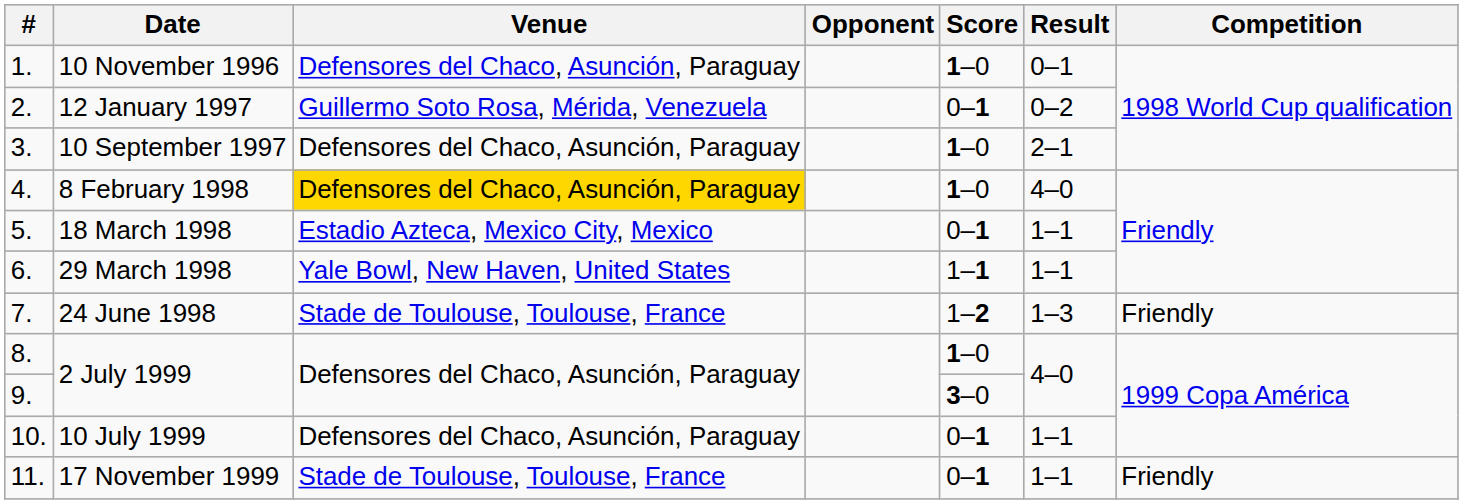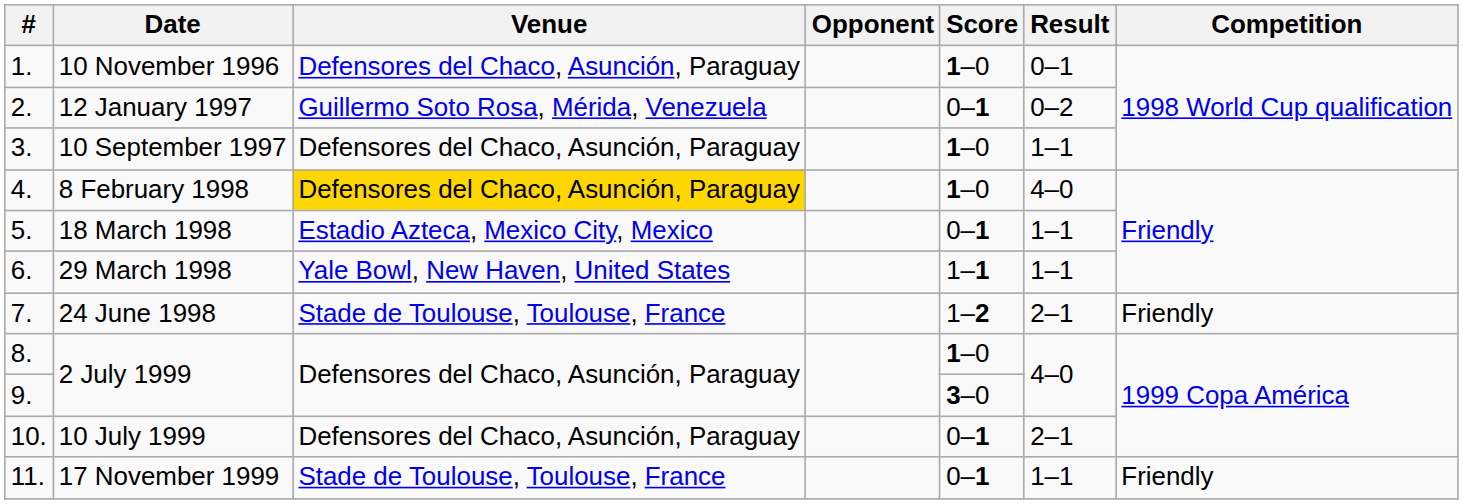(1052, 148) 2–1 -> (1052, 148) 1–1
(1052, 312) 1–3 -> (1052, 312) 2–1
(1052, 436) 1–1 -> (1052, 436) 2–1
